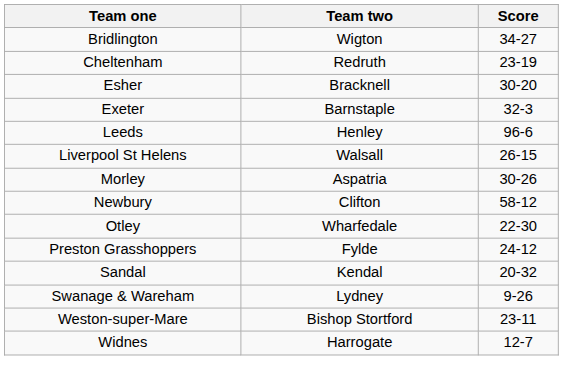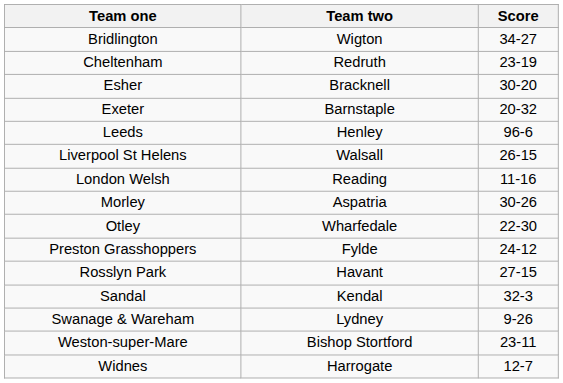(518, 109) 32-3 -> (518, 109) 20-32
+ row: (123, 179)
- row: (123, 202)
+ row: (123, 272)
(518, 272) 20-32 -> (518, 296) 32-3
